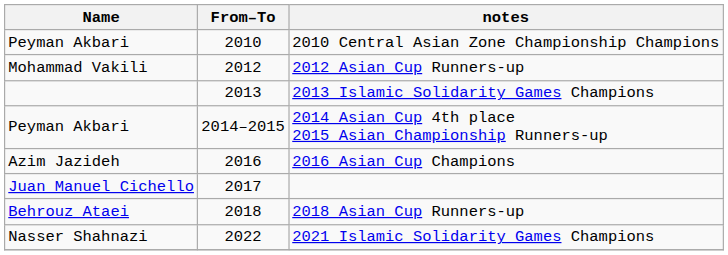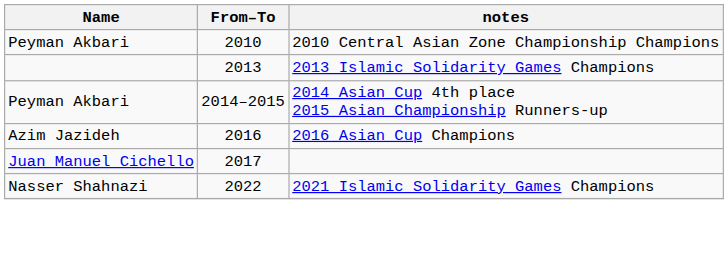- row: (243, 68)
- row: (243, 212)
